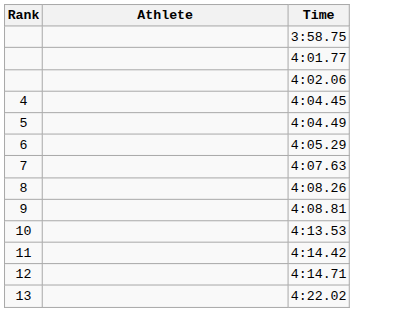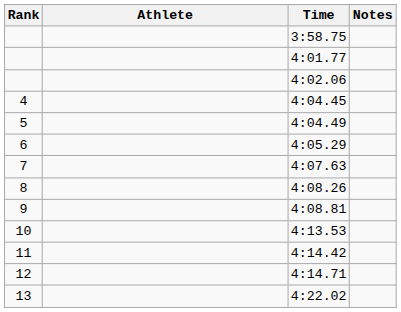+ column: (373, 15)
